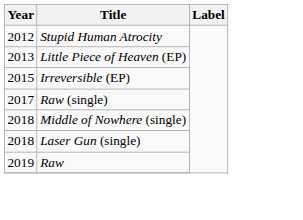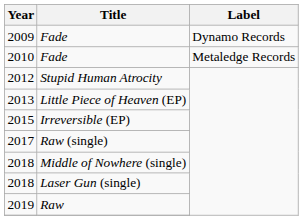+ row: (21, 36)
+ row: (21, 57)
